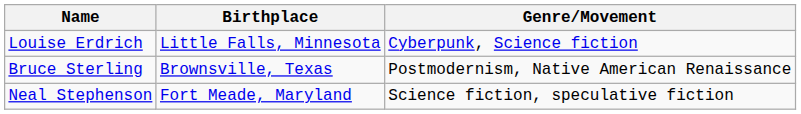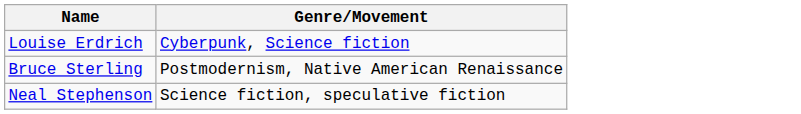- column: (270, 18)
